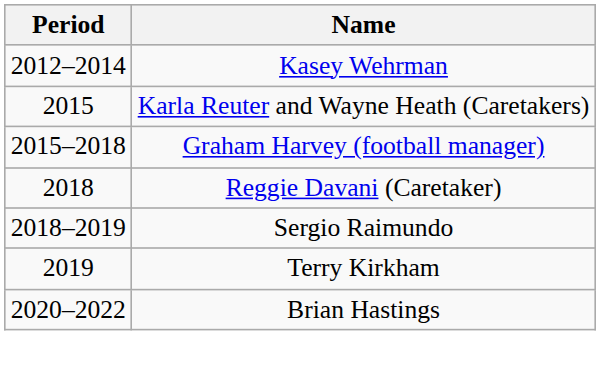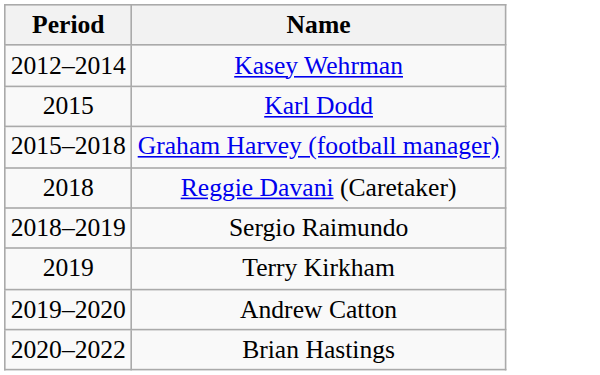+ row: (319, 106)
- row: (364, 106)
+ row: (319, 308)
